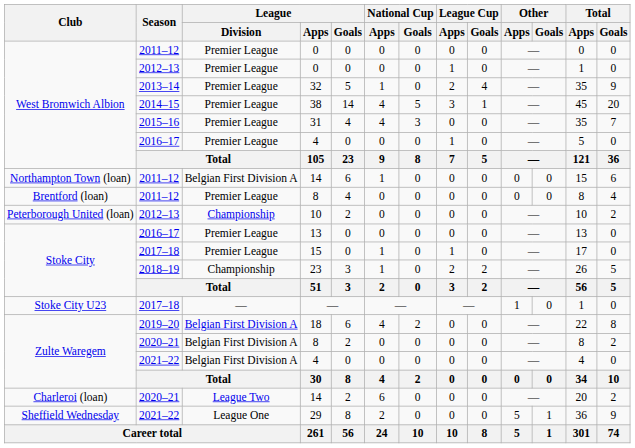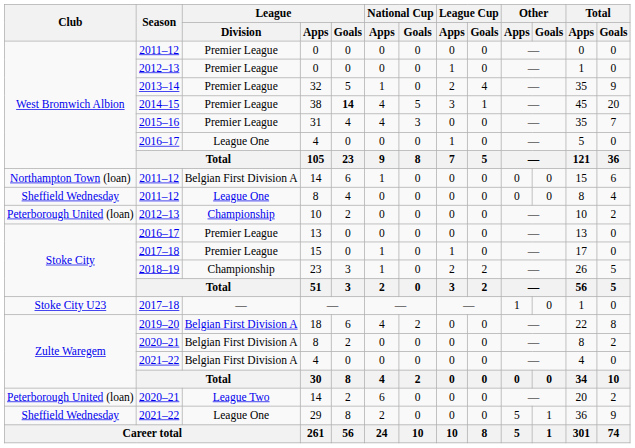(348, 104) normal -> (348, 104) bold
(241, 141) Premier League -> (241, 141) League One
(70, 196) Brentford (loan) -> (70, 196) Sheffield Wednesday
(241, 196) Premier League -> (241, 196) League One
(70, 397) Charleroi (loan) -> (70, 397) Peterborough United (loan)
